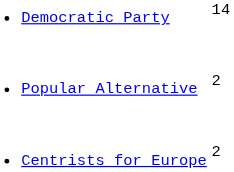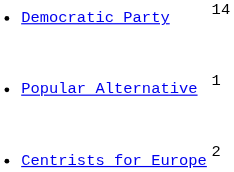(221, 80) 2 -> (221, 80) 1
